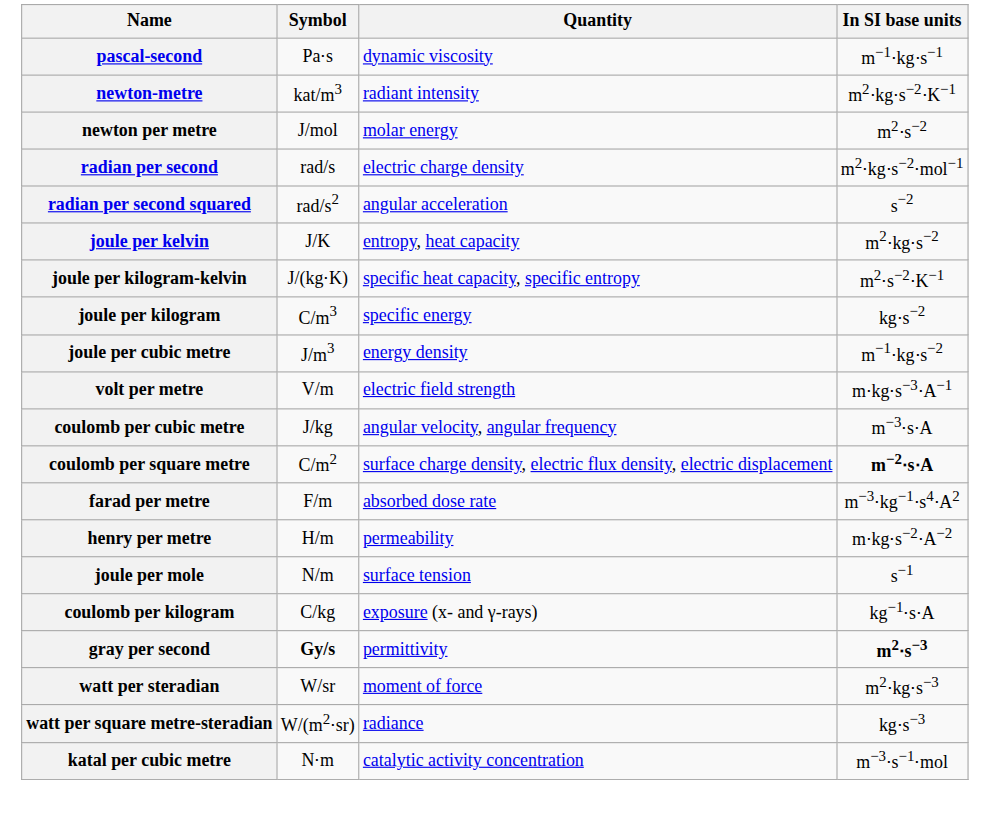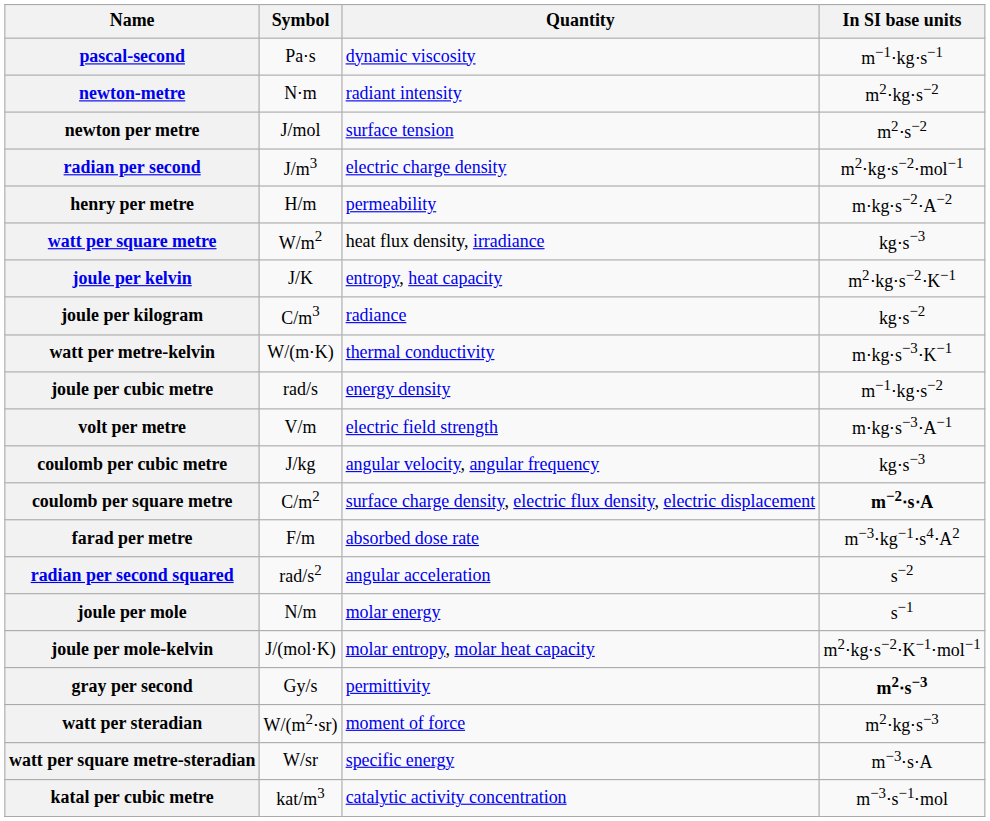(318, 92) kat/m3 -> (301, 93) N⋅m
(902, 92) m2⋅kg⋅s−2⋅K−1 -> (902, 92) m2⋅kg⋅s−2
(410, 130) molar energy -> (400, 130) surface tension
(318, 167) rad/s -> (301, 166) J/m3
rows swapped: (149, 204) <-> (149, 537)
+ row: (132, 241)
(902, 240) m2⋅kg⋅s−2 -> (902, 277) m2⋅kg⋅s−2⋅K−1
- row: (149, 278)
(417, 315) specific energy -> (376, 315) radiance
+ row: (132, 352)
(318, 352) J/m3 -> (301, 389) rad/s
(902, 426) m−3⋅s⋅A -> (902, 463) kg⋅s−3
(417, 575) surface tension -> (393, 612) molar energy
+ row: (132, 649)
- row: (149, 612)
(318, 649) bold -> (301, 686) normal
(318, 686) W/sr -> (301, 722) W/(m2⋅sr)
(318, 722) W/(m2⋅sr) -> (301, 760) W/sr
(393, 723) radiance -> (400, 760) specific energy
(902, 722) kg⋅s−3 -> (902, 759) m−3⋅s⋅A
(318, 760) N⋅m -> (301, 796) kat/m3
